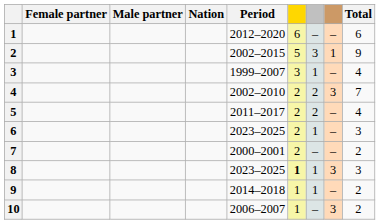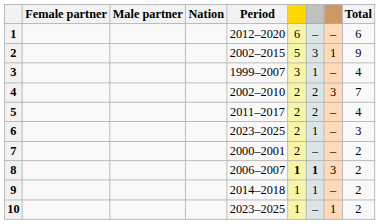(257, 170) 2023–2025 -> (257, 170) 2006–2007
(315, 170) normal -> (315, 170) bold
(358, 170) 3 -> (358, 170) 2
(257, 209) 2006–2007 -> (257, 209) 2023–2025
(333, 209) 3 -> (333, 209) 1
